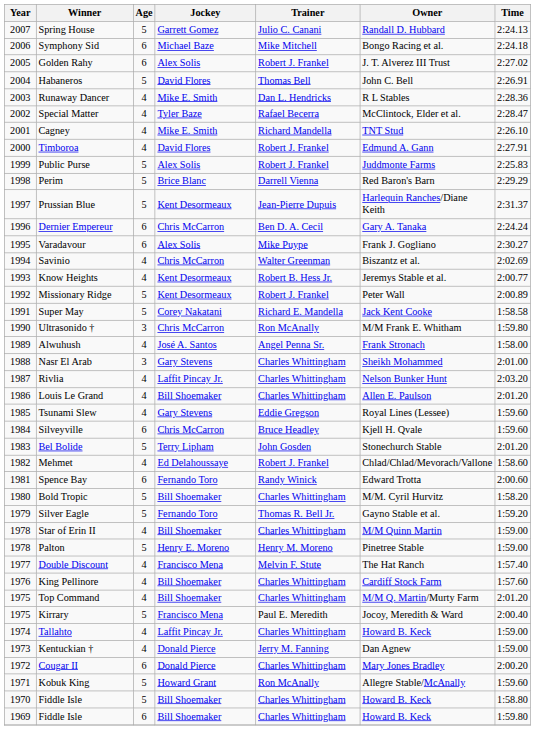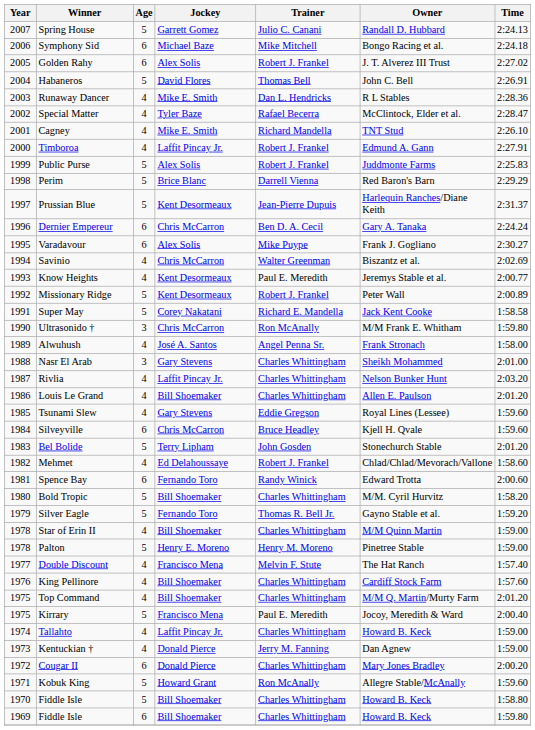(184, 148) David Flores -> (190, 148) Laffit Pincay Jr.
(295, 278) Robert B. Hess Jr. -> (293, 278) Paul E. Meredith
